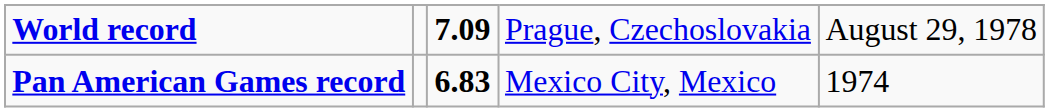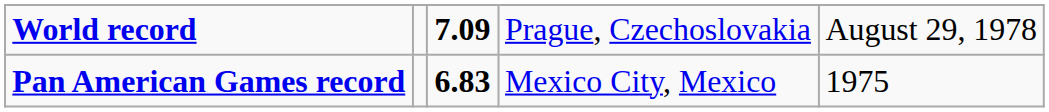(857, 80) 1974 -> (857, 80) 1975
